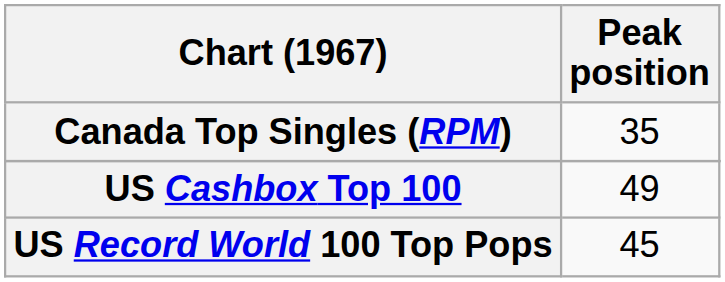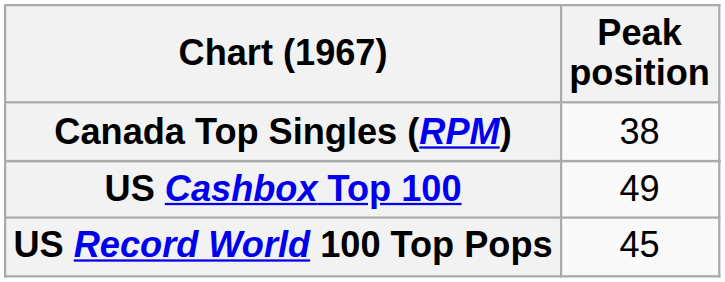(640, 131) 35 -> (640, 131) 38
